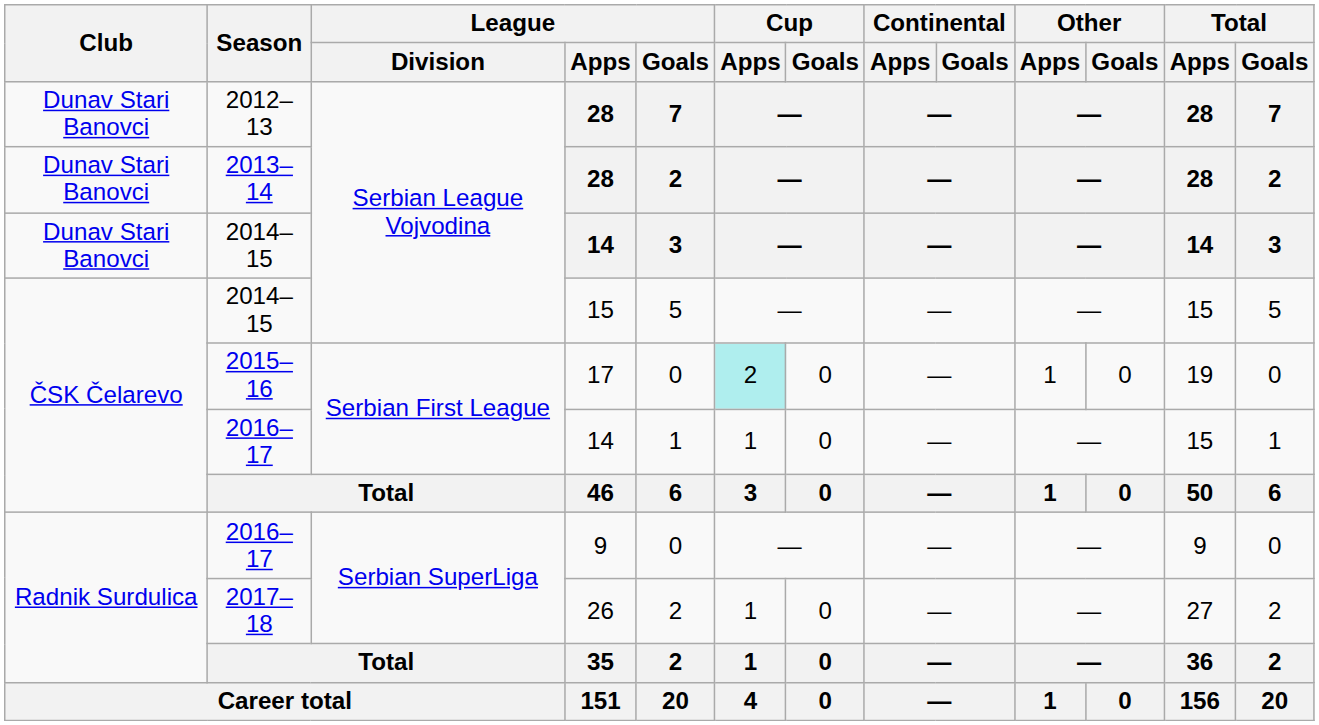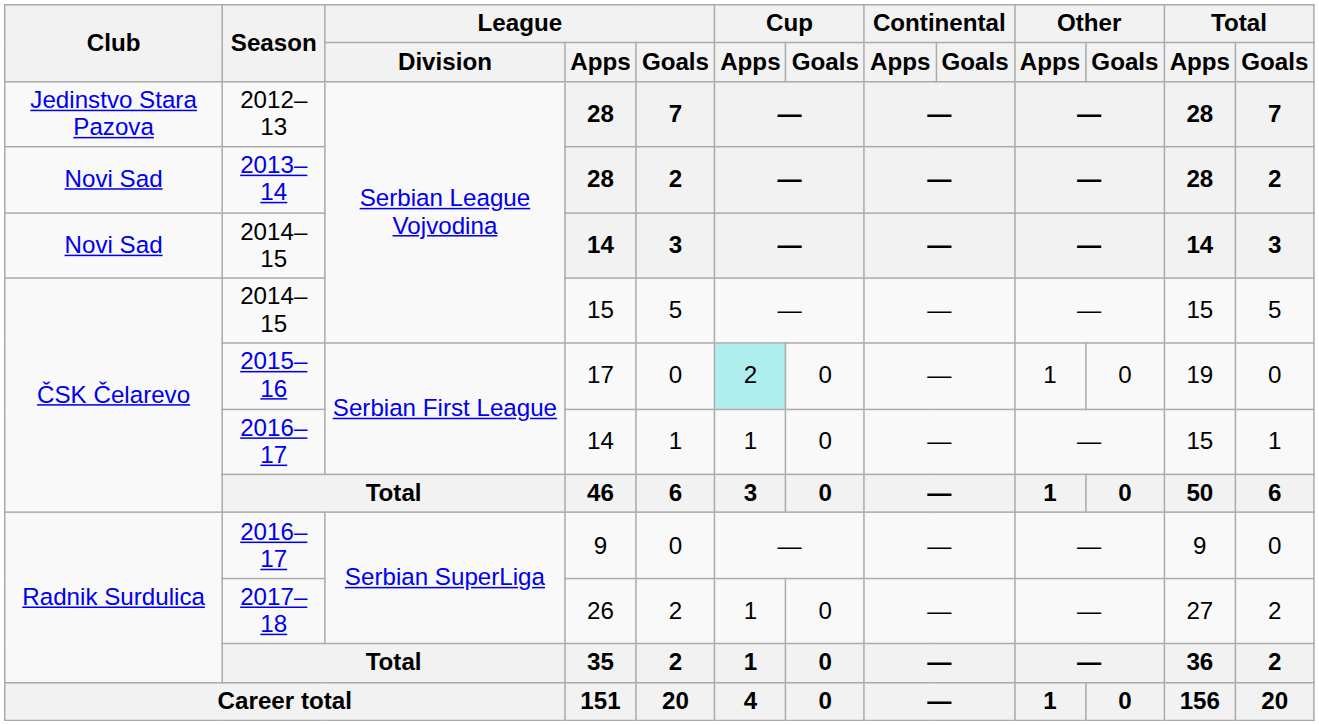(106, 113) Dunav Stari Banovci -> (114, 113) Jedinstvo Stara Pazova
(106, 179) Dunav Stari Banovci -> (114, 179) Novi Sad
(106, 244) Dunav Stari Banovci -> (114, 244) Novi Sad
